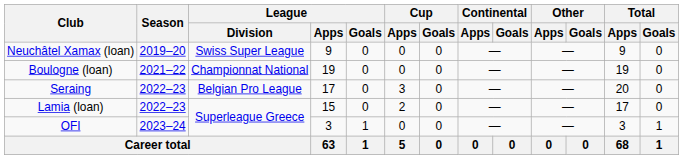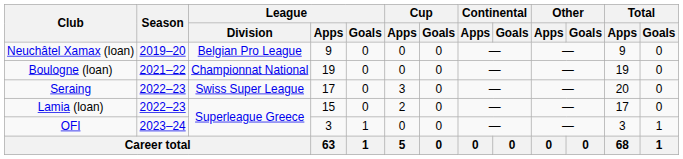(250, 51) Swiss Super League -> (250, 51) Belgian Pro League
(250, 88) Belgian Pro League -> (250, 88) Swiss Super League
